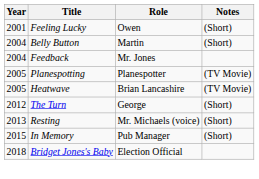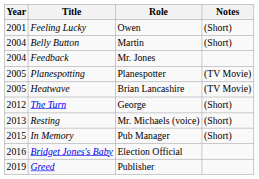(16, 151) 2018 -> (16, 151) 2016
+ row: (43, 167)
